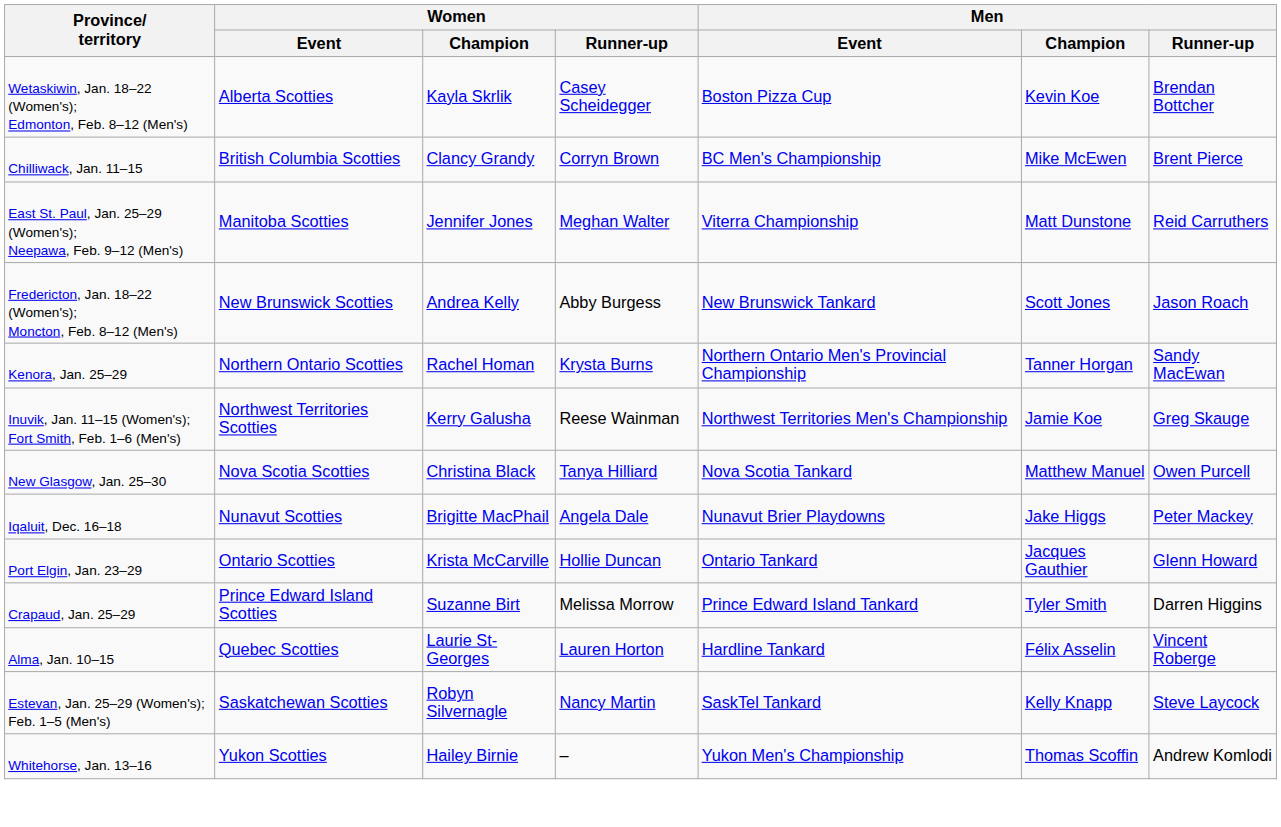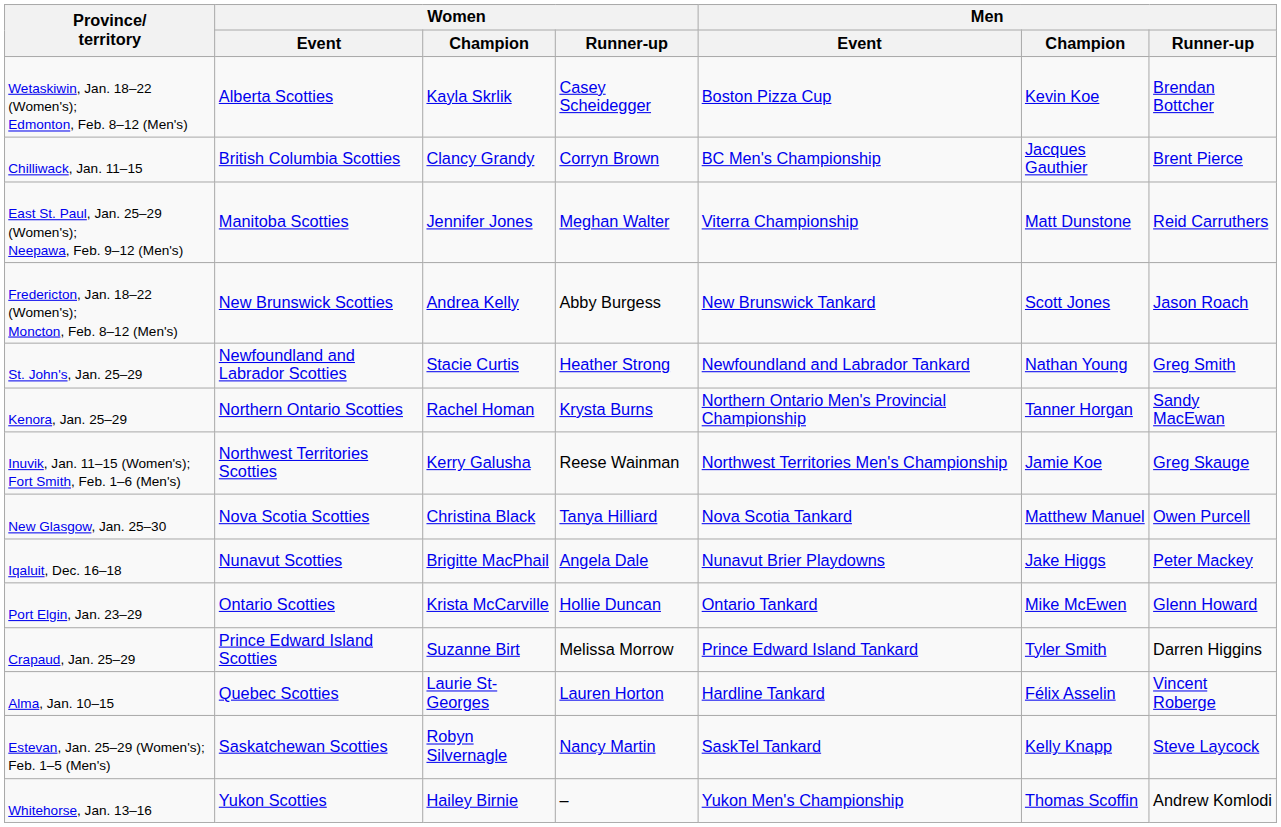(1076, 159) Mike McEwen -> (1056, 159) Jacques Gauthier
+ row: (75, 375)
(1056, 560) Jacques Gauthier -> (1076, 605) Mike McEwen
